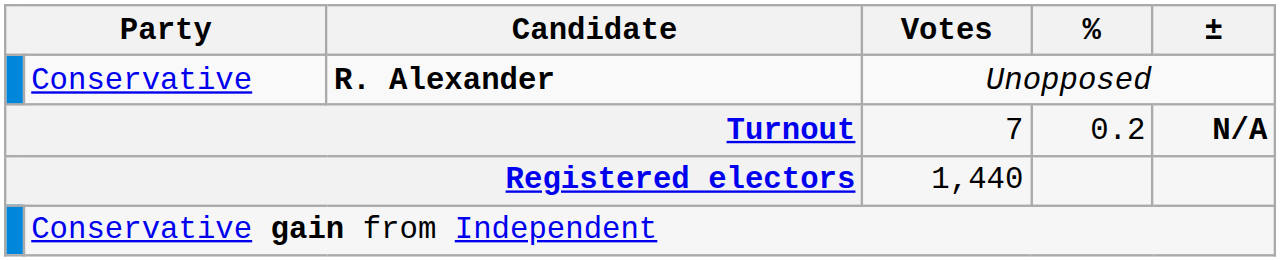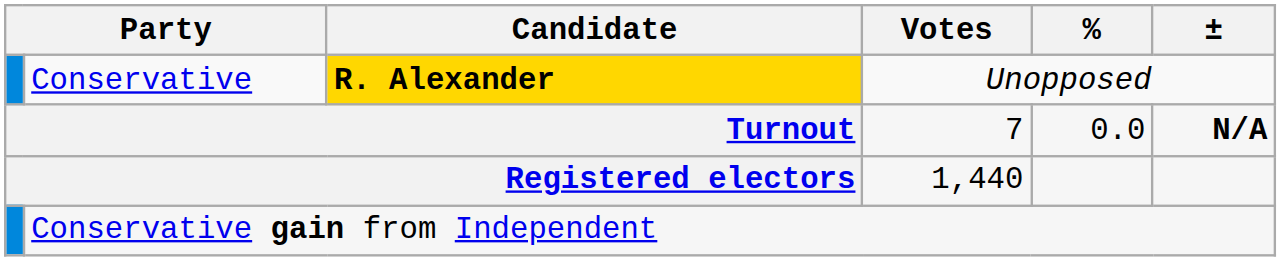(444, 80) no background -> (444, 80) gold background
(1118, 130) 0.2 -> (1118, 130) 0.0
